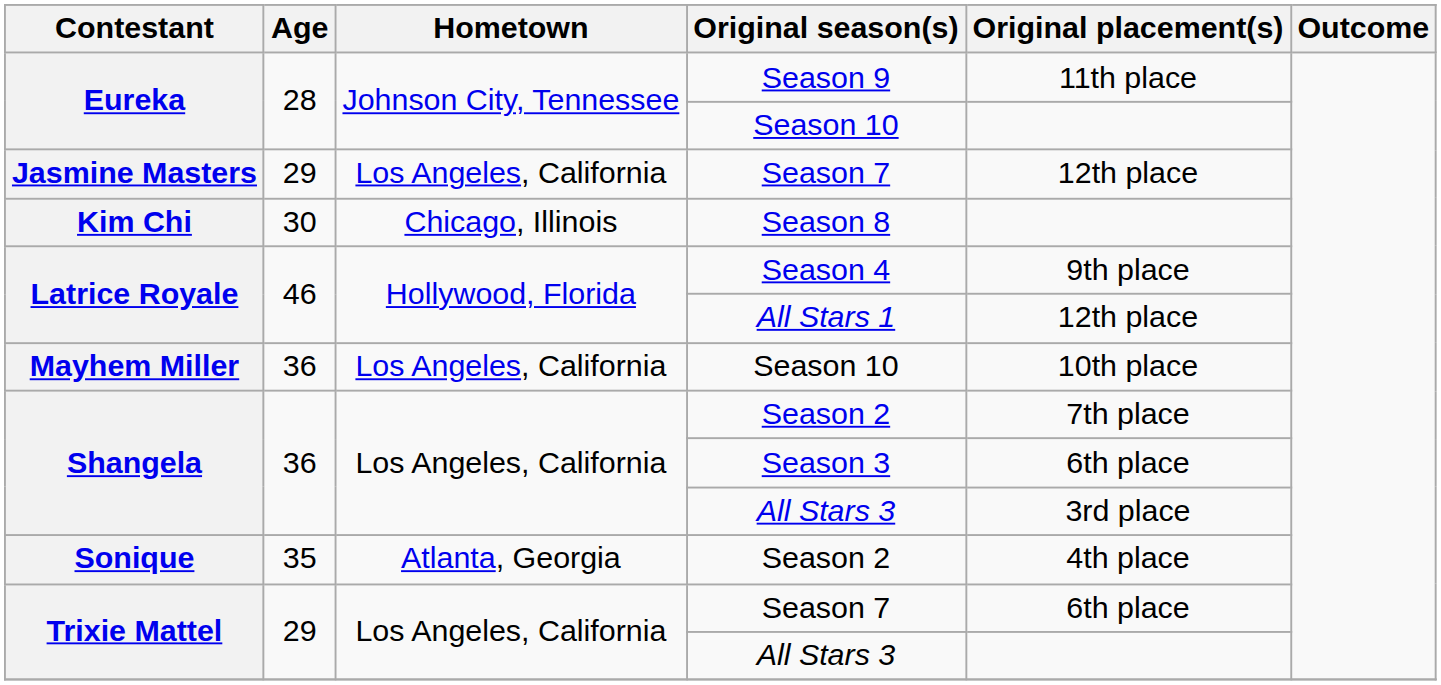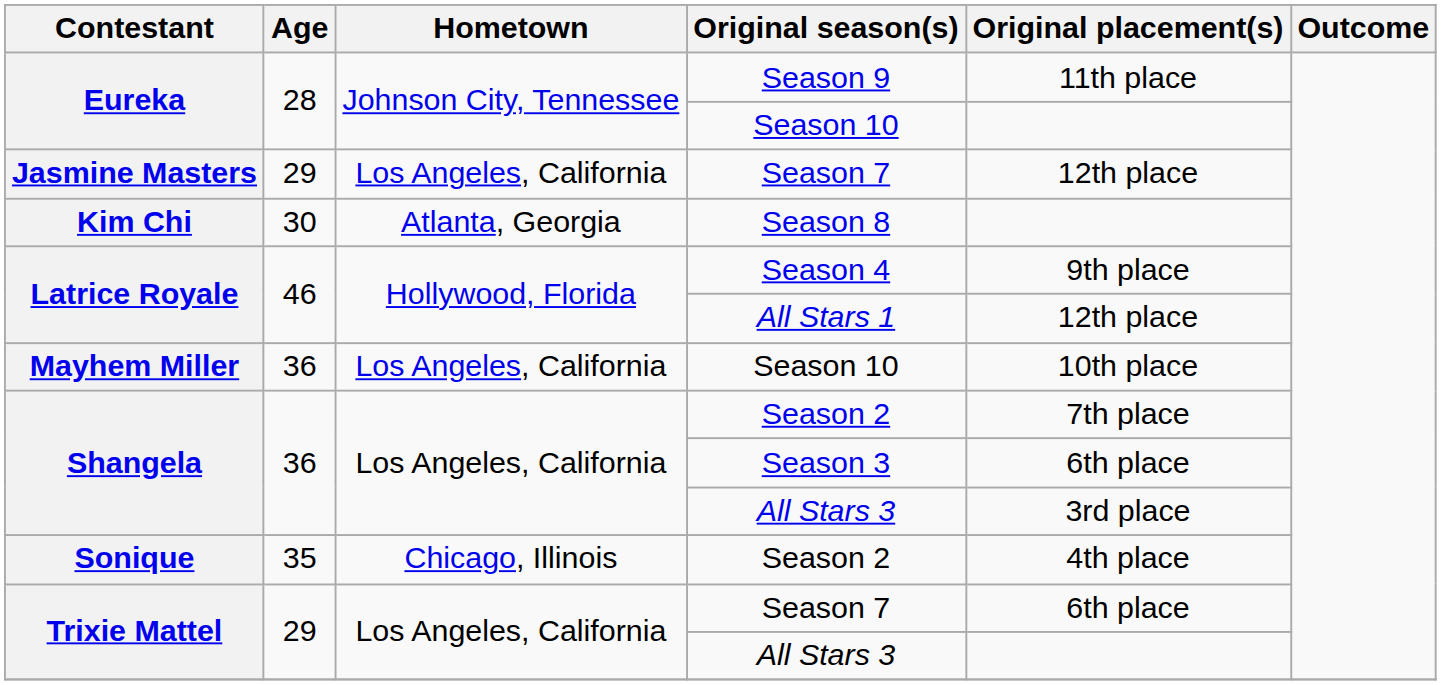(511, 221) Chicago, Illinois -> (511, 221) Atlanta, Georgia
(511, 558) Atlanta, Georgia -> (511, 558) Chicago, Illinois
